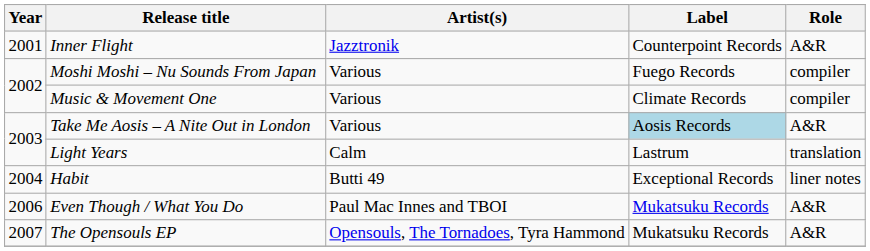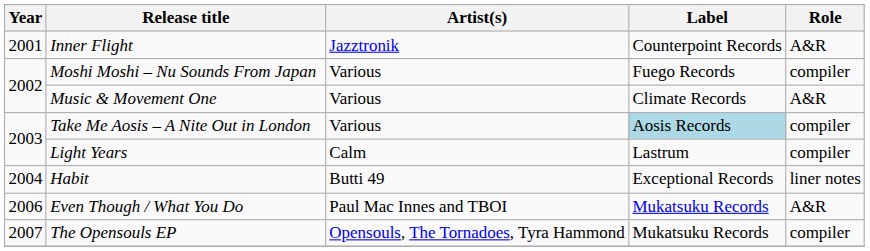(820, 98) compiler -> (808, 98) A&R
(808, 125) A&R -> (820, 125) compiler
(825, 152) translation -> (820, 152) compiler
(808, 233) A&R -> (820, 233) compiler
